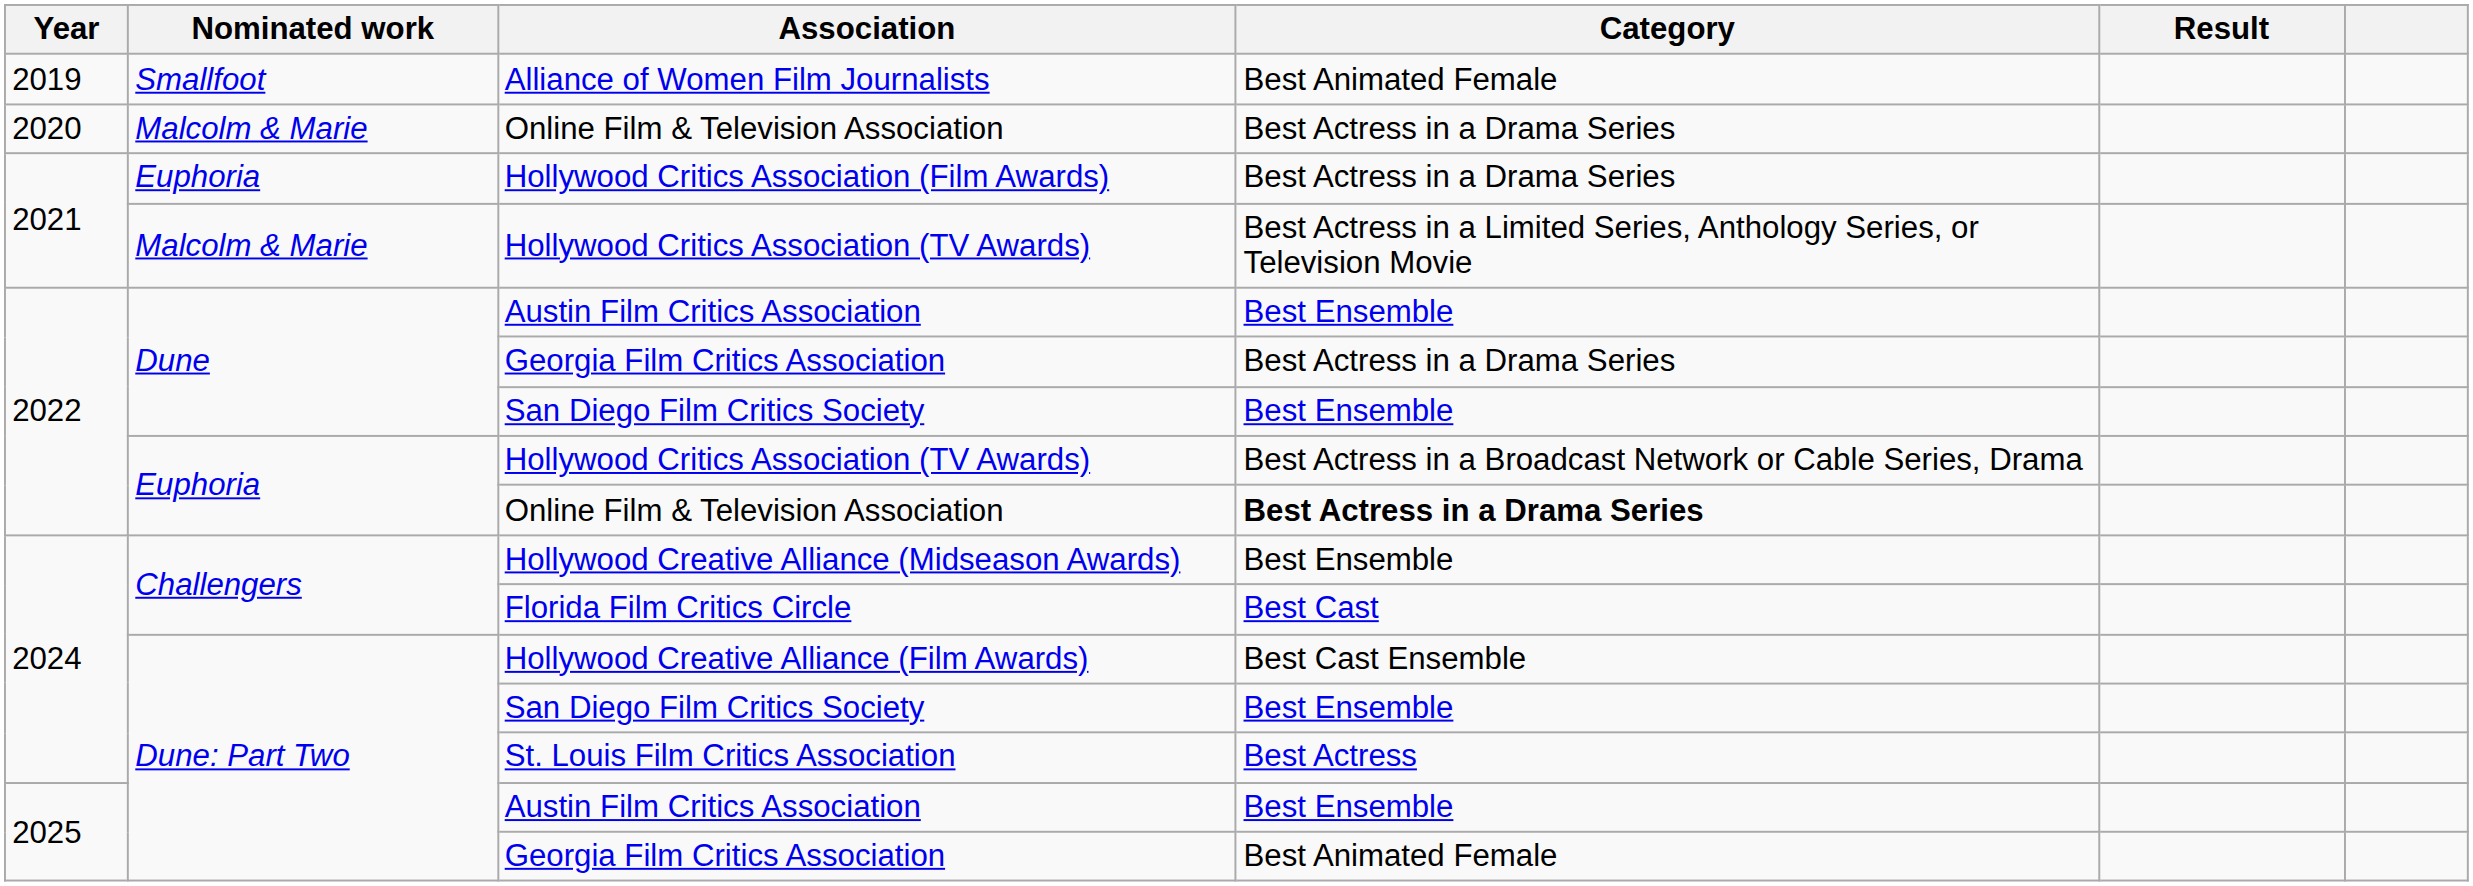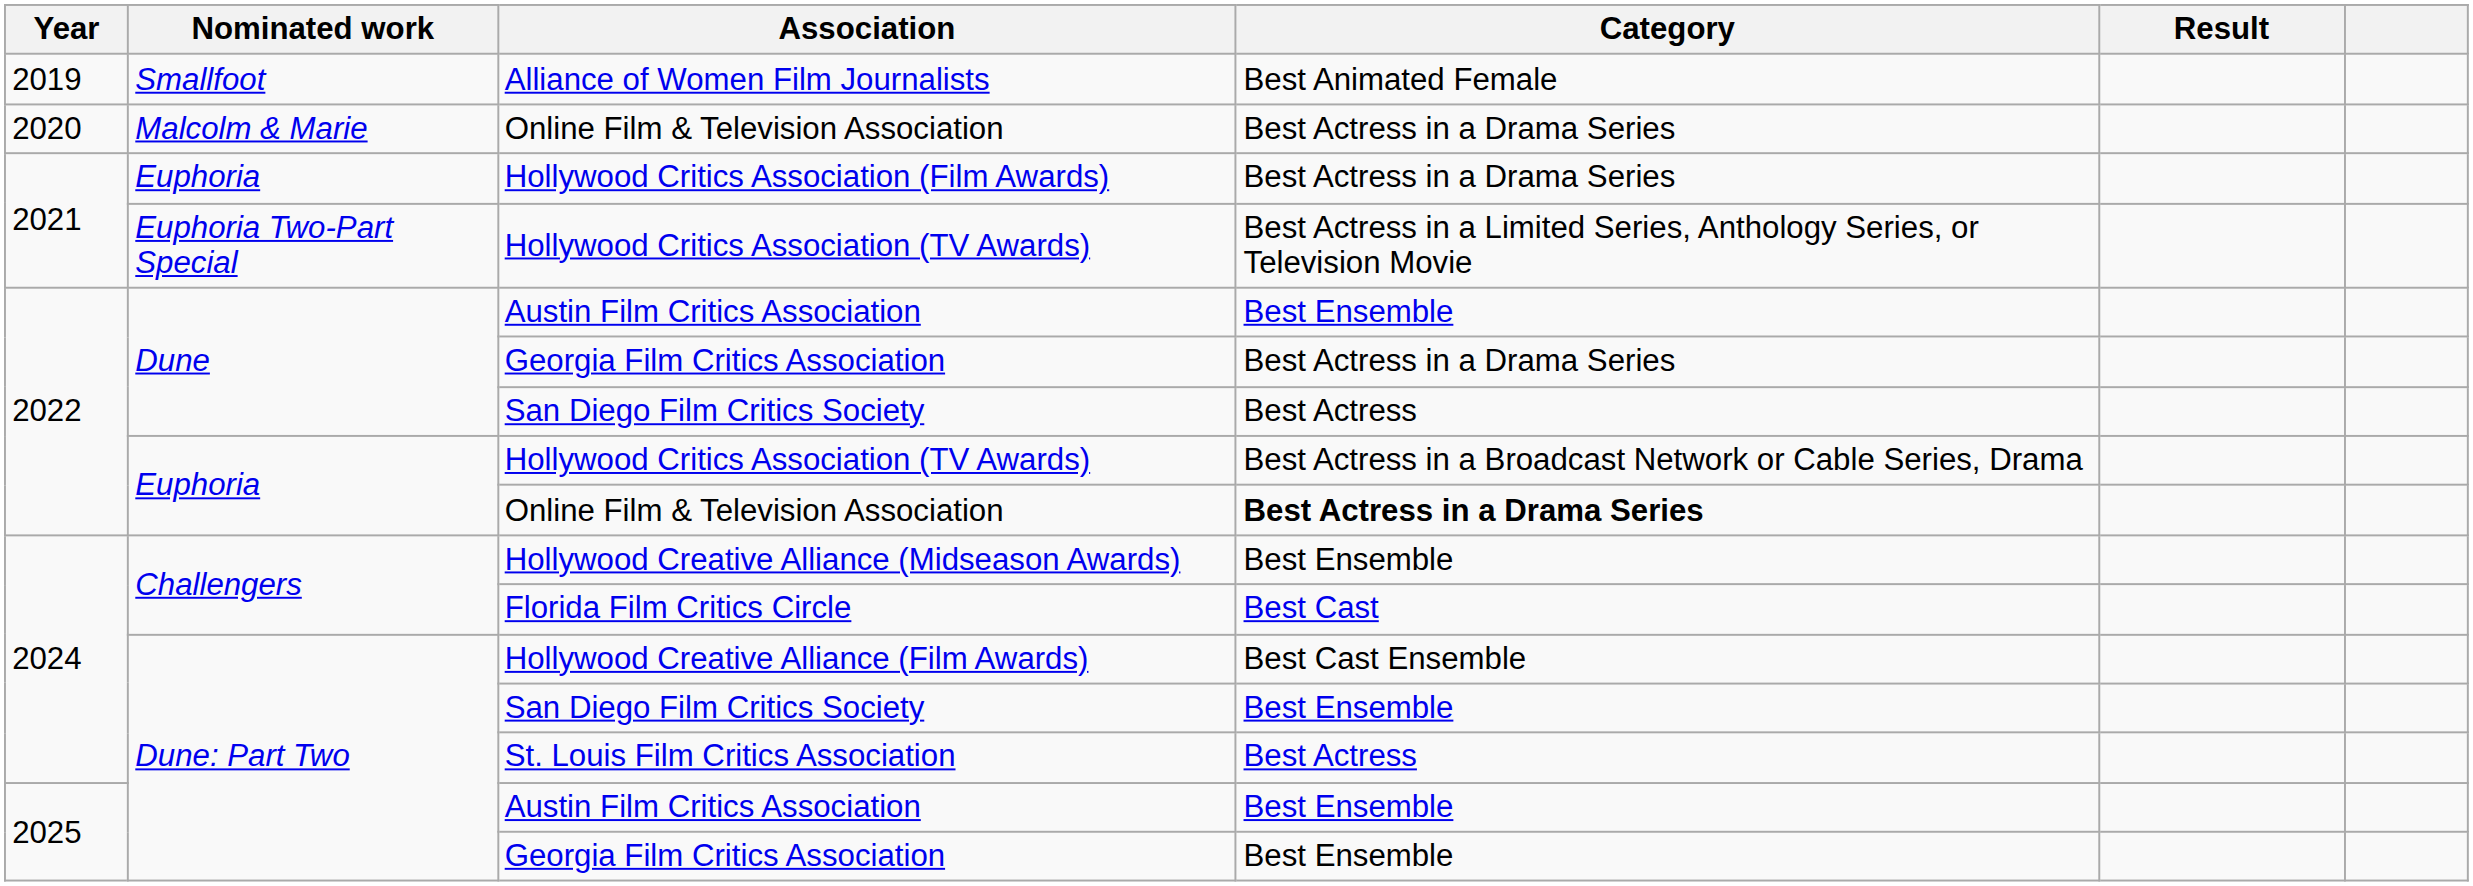(251, 244) Malcolm & Marie -> (264, 244) Euphoria Two-Part Special
(1348, 410) Best Ensemble -> (1330, 410) Best Actress
(1400, 856) Best Animated Female -> (1348, 856) Best Ensemble
